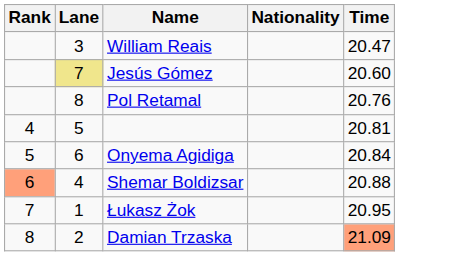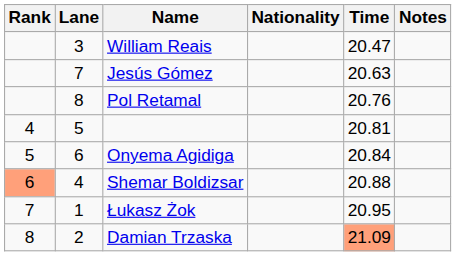+ column: (423, 18)
(79, 73) khaki background -> (79, 73) no background
(369, 73) 20.60 -> (369, 73) 20.63
